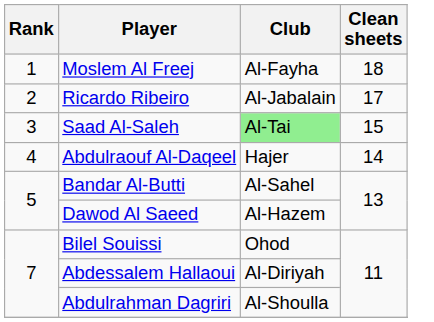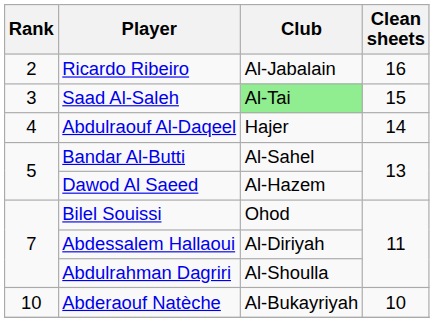- row: (128, 68)
(373, 98) 17 -> (396, 68) 16
+ row: (142, 302)
